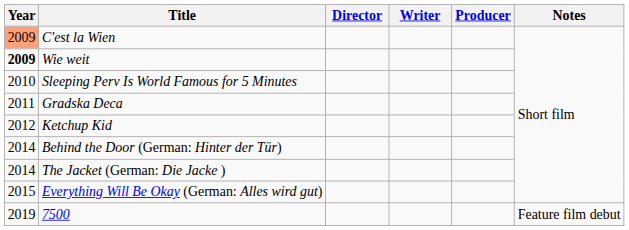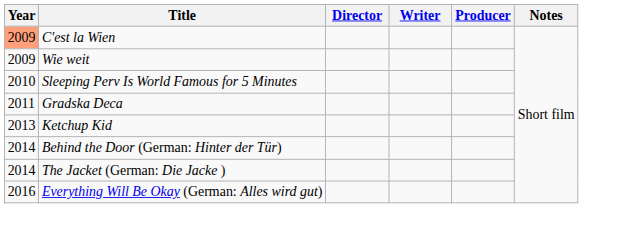(22, 59) bold -> (22, 59) normal
(22, 125) 2012 -> (22, 125) 2013
(22, 192) 2015 -> (22, 192) 2016
- row: (56, 214)
